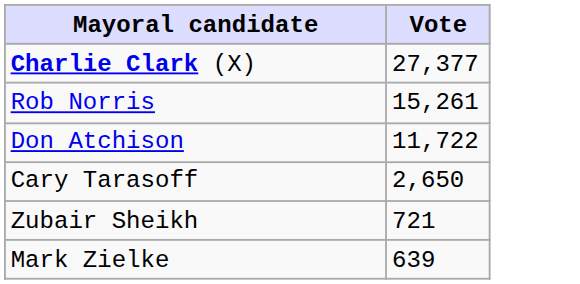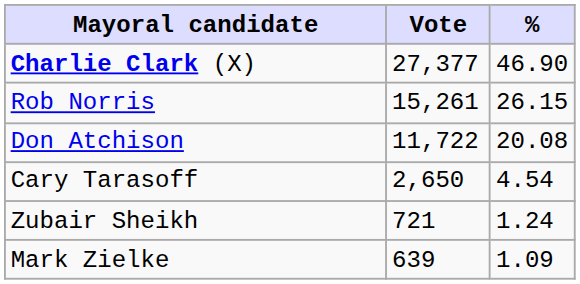+ column: (532, 25)
